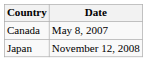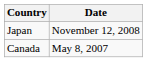rows swapped: (23, 30) <-> (19, 48)
